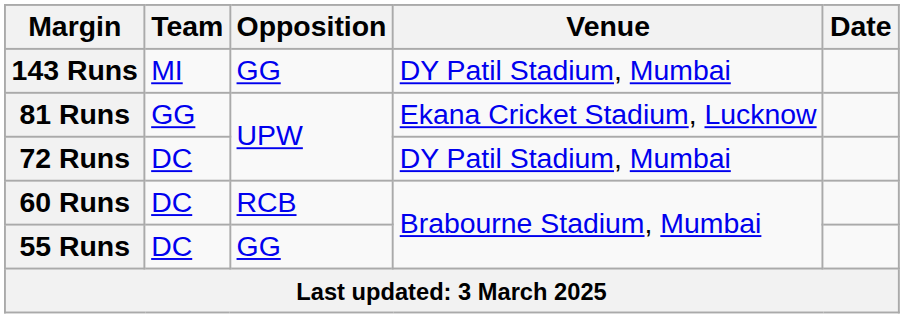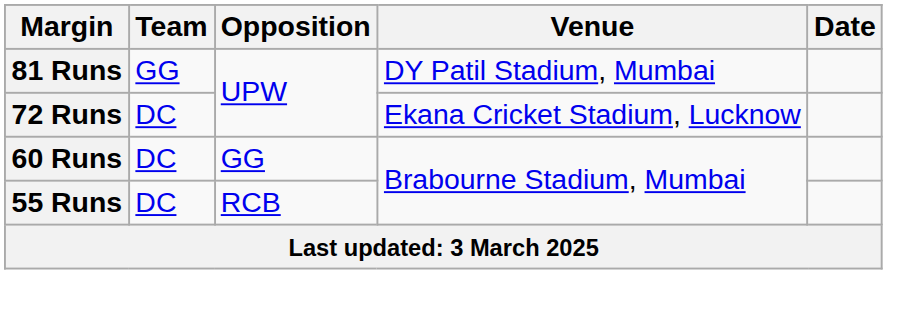- row: (75, 71)
(608, 114) Ekana Cricket Stadium, Lucknow -> (549, 71) DY Patil Stadium, Mumbai
(565, 158) DY Patil Stadium, Mumbai -> (592, 114) Ekana Cricket Stadium, Lucknow
(267, 202) RCB -> (243, 158) GG
(259, 246) GG -> (251, 202) RCB
